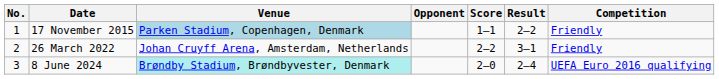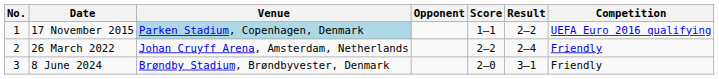(577, 30) Friendly -> (631, 30) UEFA Euro 2016 qualifying
(527, 48) 3–1 -> (527, 48) 2–4
(264, 65) paleturquoise background -> (264, 65) no background
(527, 65) 2–4 -> (527, 65) 3–1
(631, 65) UEFA Euro 2016 qualifying -> (577, 65) Friendly
